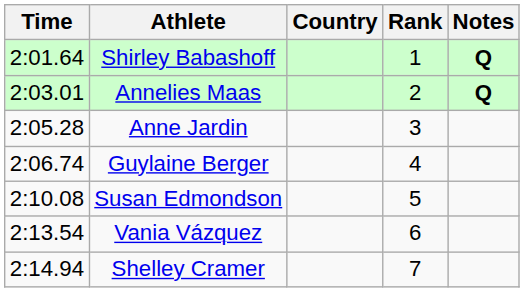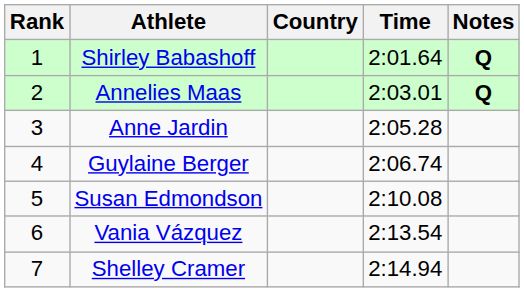columns swapped: (415, 22) <-> (47, 22)
